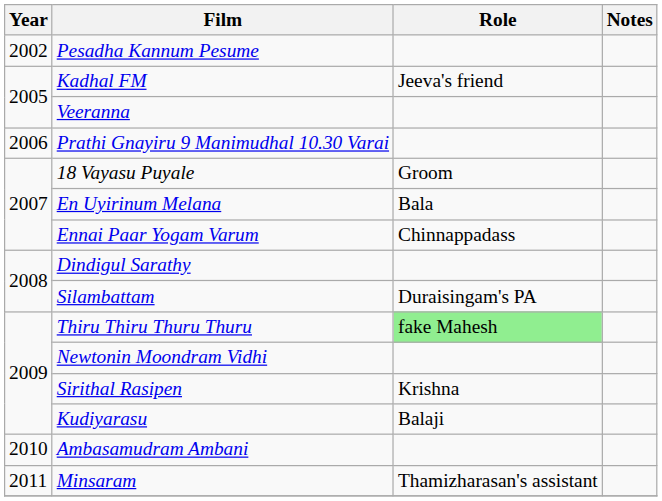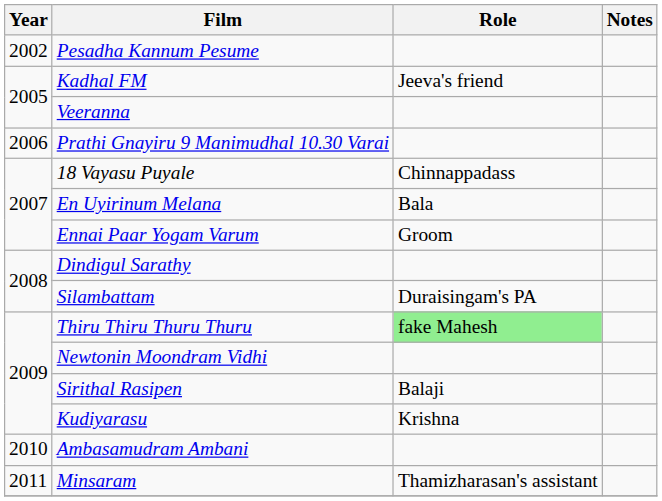(425, 173) Groom -> (457, 173) Chinnappadass
(457, 234) Chinnappadass -> (425, 234) Groom
(429, 388) Krishna -> (421, 388) Balaji
(421, 419) Balaji -> (429, 419) Krishna
